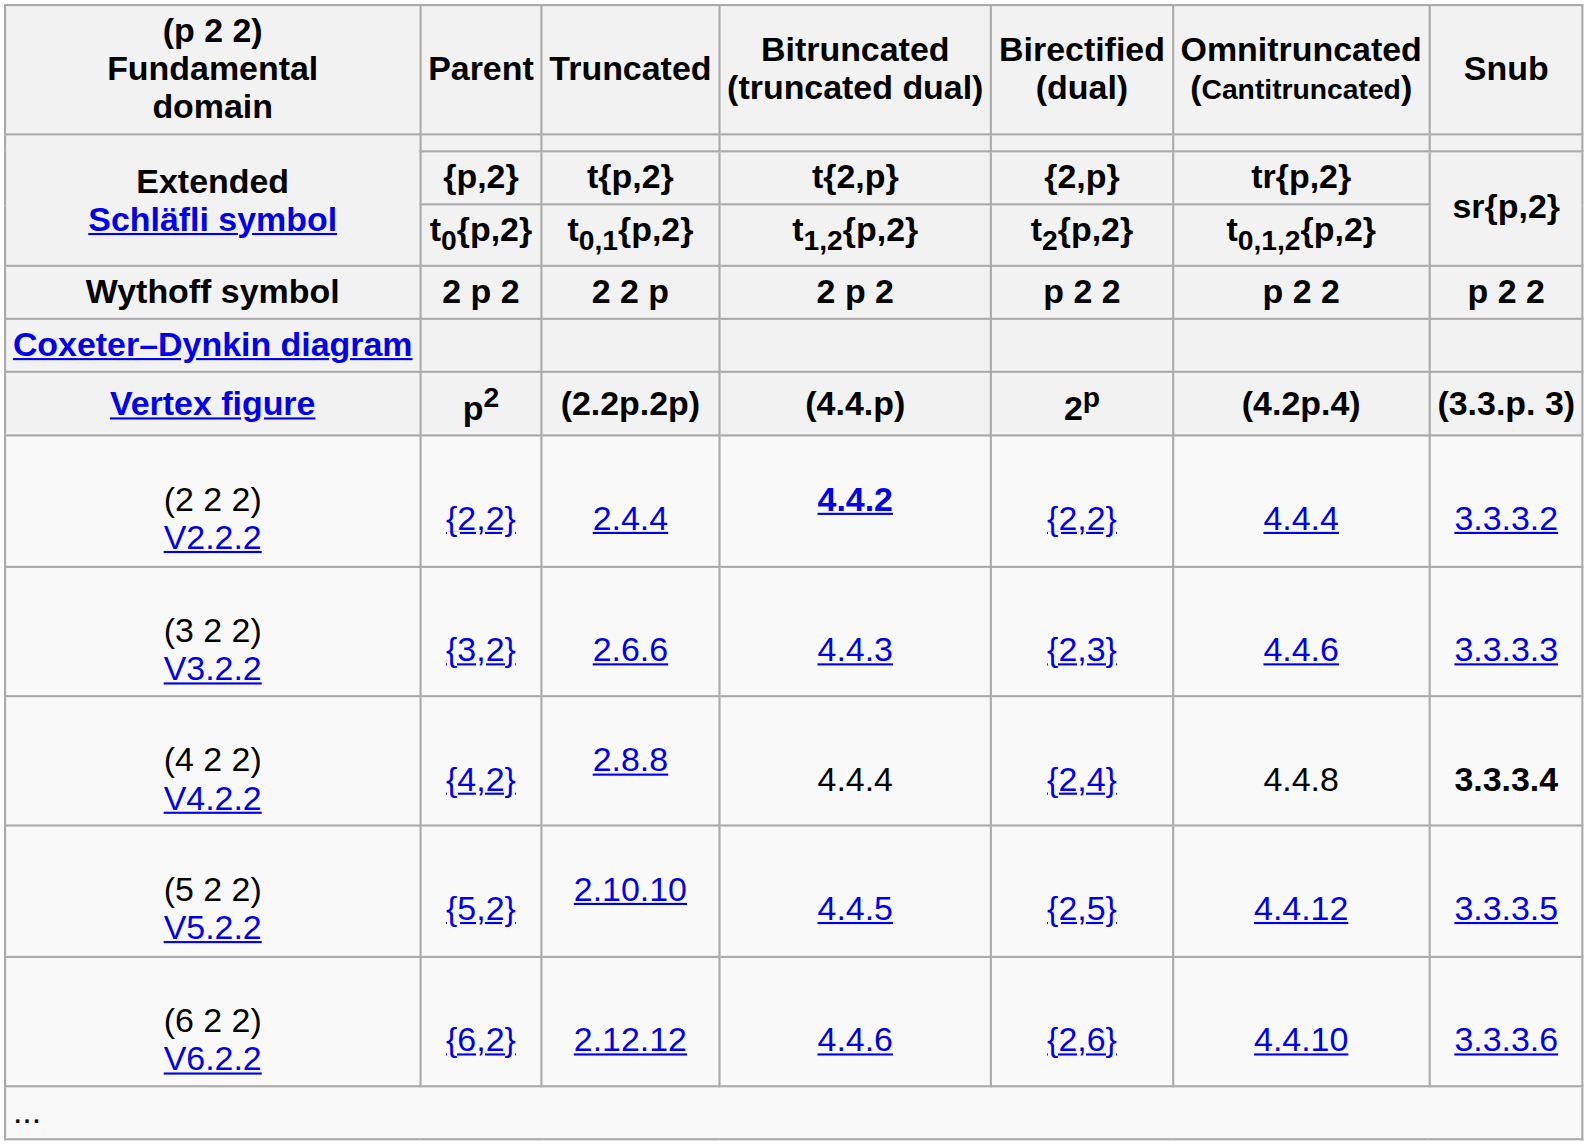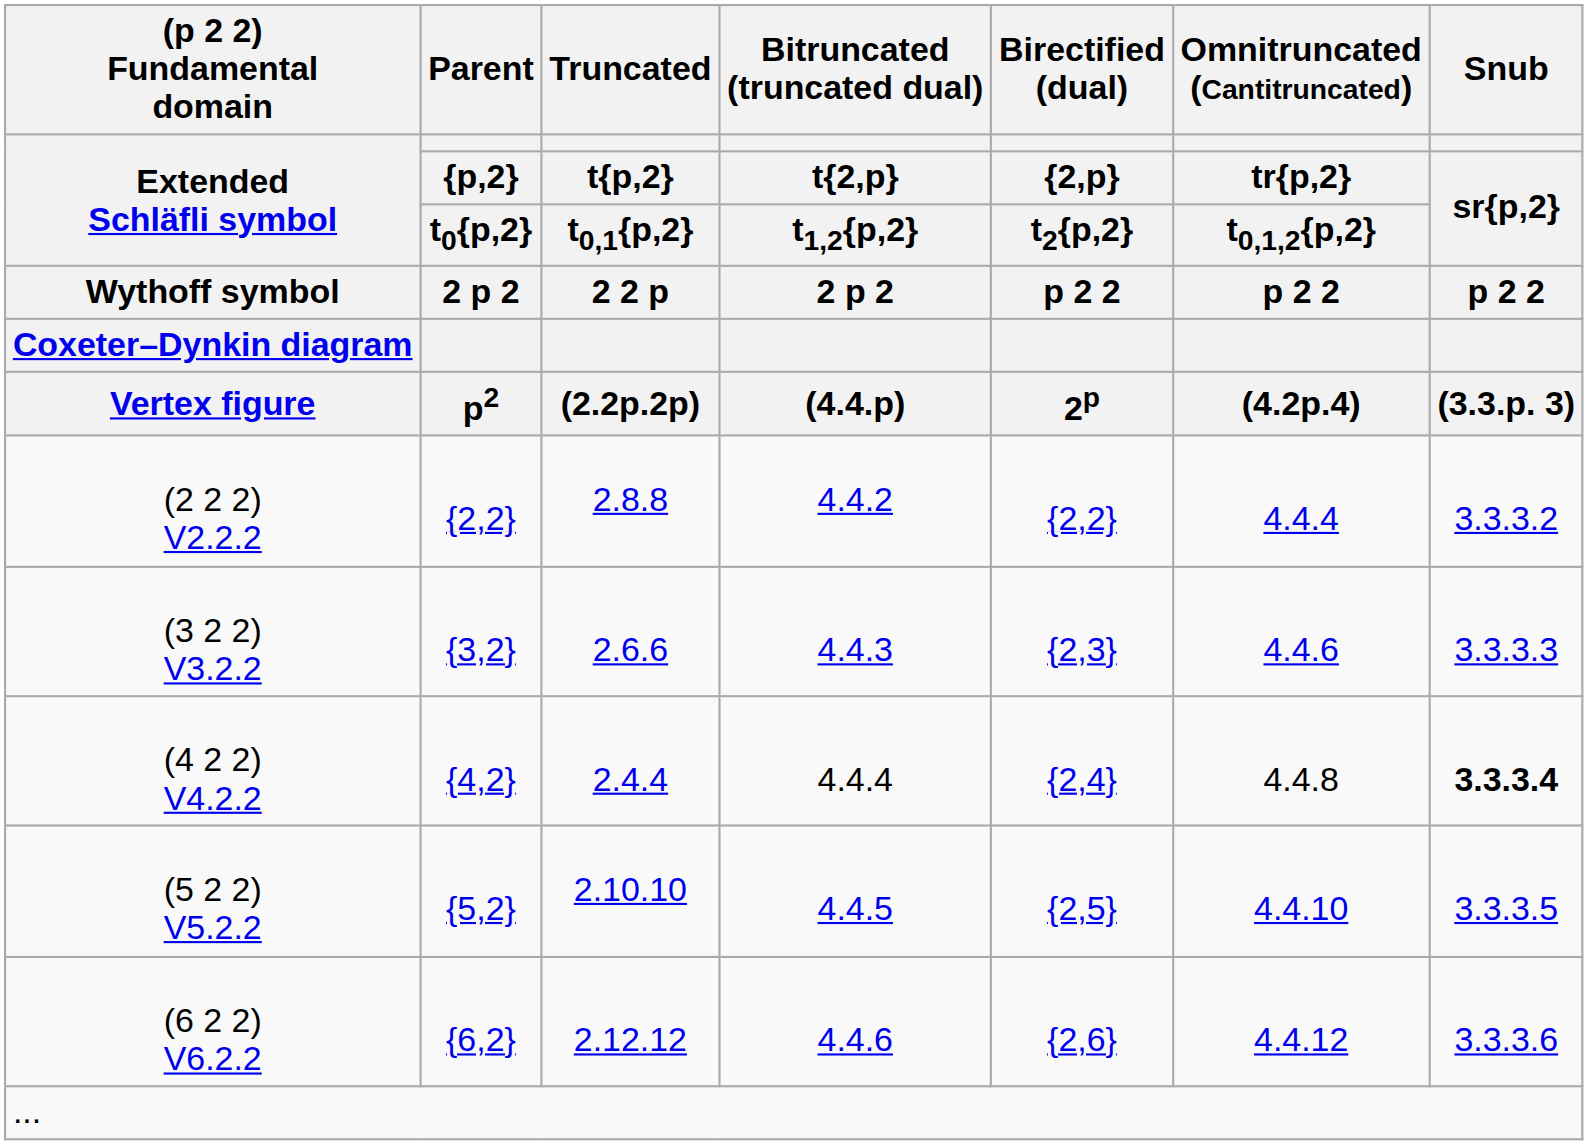(630, 519) 2.4.4 -> (630, 500) 2.8.8
(855, 500) bold -> (855, 500) normal
(630, 760) 2.8.8 -> (630, 779) 2.4.4
(1301, 909) 4.4.12 -> (1301, 909) 4.4.10
(1301, 1039) 4.4.10 -> (1301, 1039) 4.4.12
